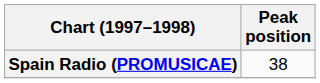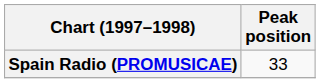(278, 63) 38 -> (278, 63) 33
